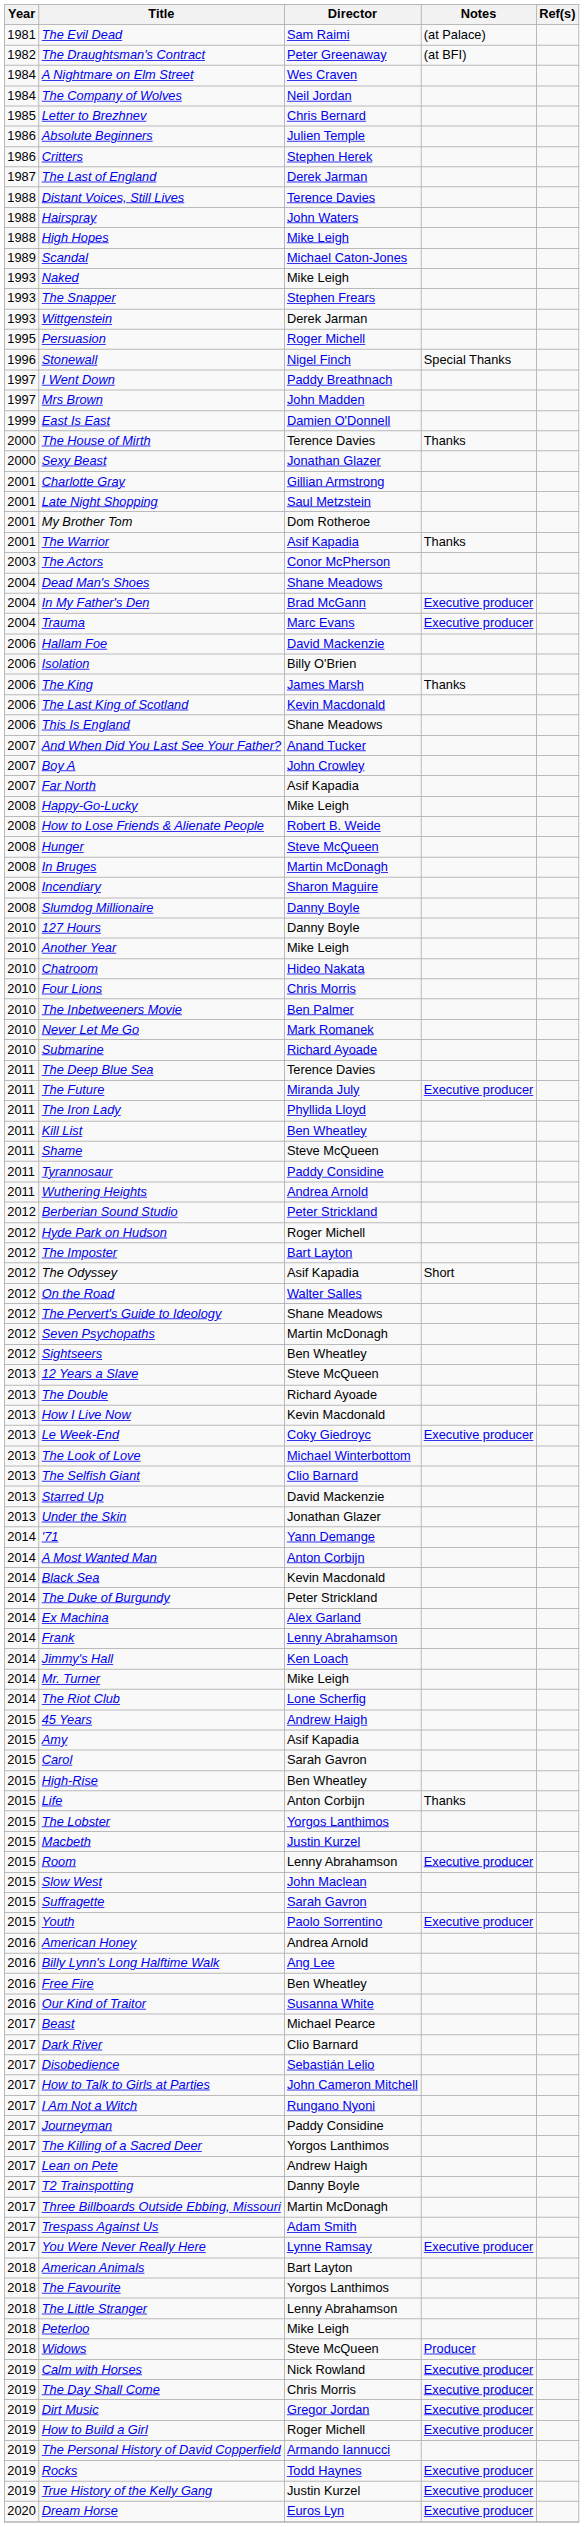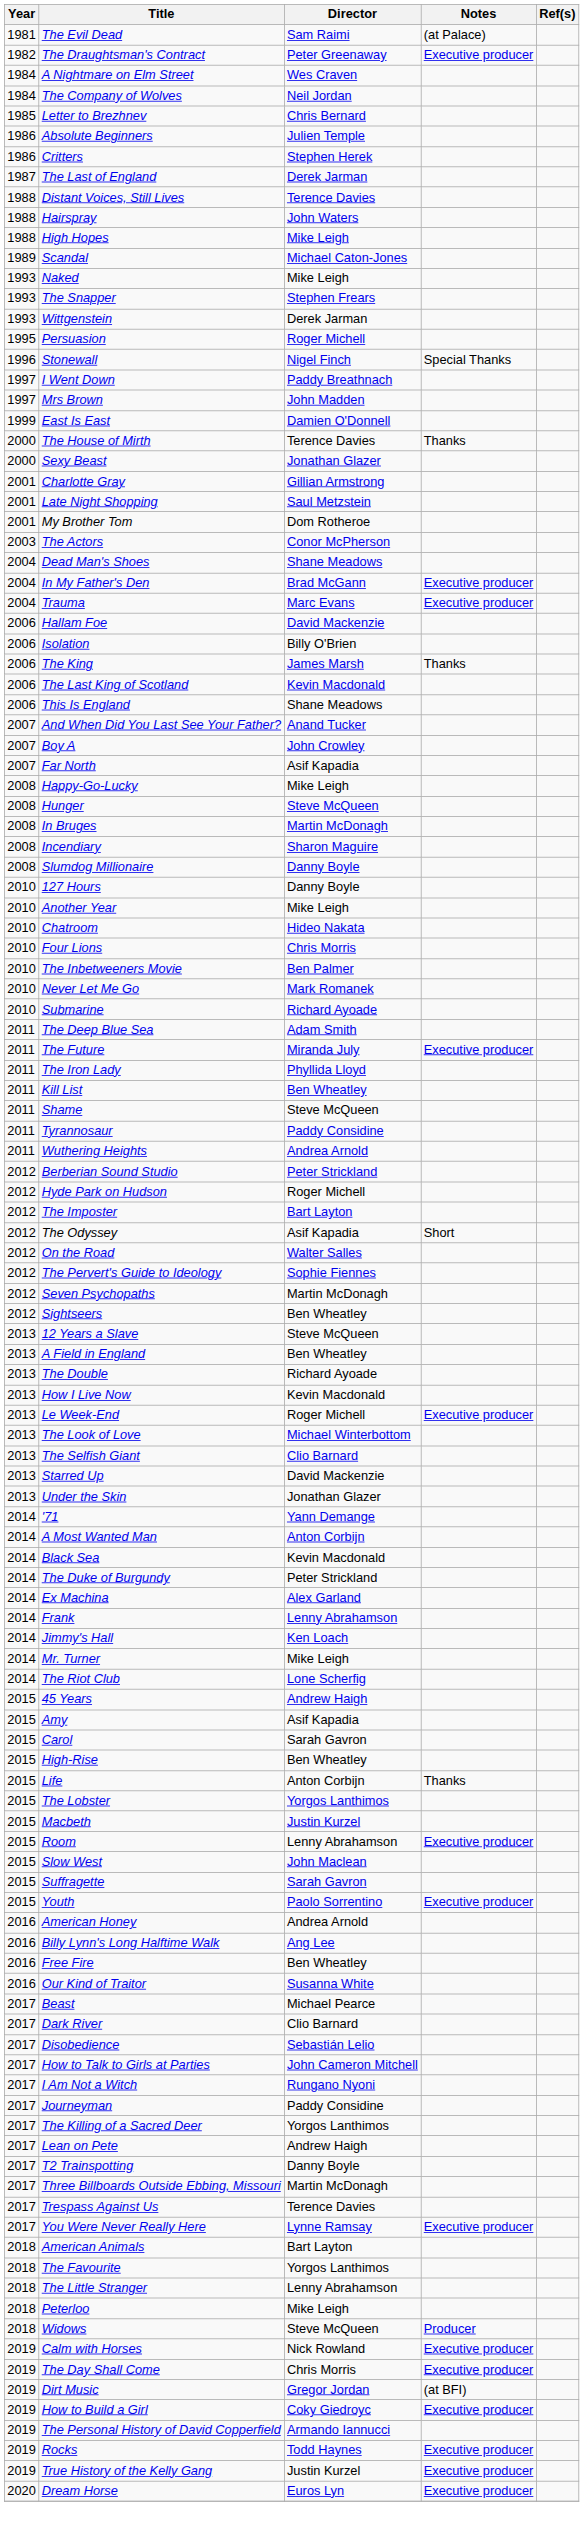(445, 55) (at BFI) -> (479, 55) Executive producer
- row: (75, 542)
- row: (153, 826)
(331, 1070) Terence Davies -> (322, 1029) Adam Smith
(335, 1313) Shane Meadows -> (331, 1273) Sophie Fiennes
+ row: (93, 1354)
(329, 1435) Coky Giedroyc -> (326, 1415) Roger Michell
(322, 2227) Adam Smith -> (331, 2207) Terence Davies
(479, 2410) Executive producer -> (445, 2389) (at BFI)
(326, 2430) Roger Michell -> (329, 2410) Coky Giedroyc
